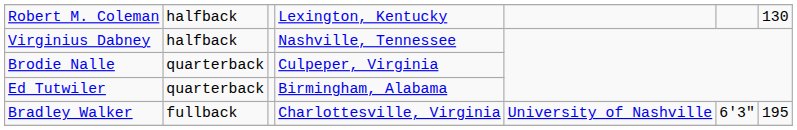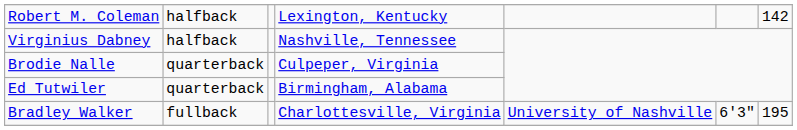(775, 17) 130 -> (775, 17) 142
